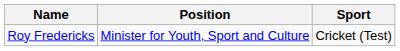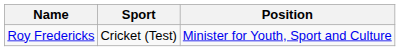columns swapped: (354, 14) <-> (205, 14)
